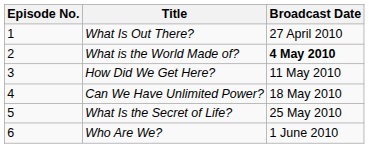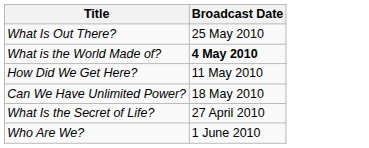- column: (43, 14)
(306, 34) 27 April 2010 -> (228, 34) 25 May 2010
(306, 113) 25 May 2010 -> (228, 113) 27 April 2010
